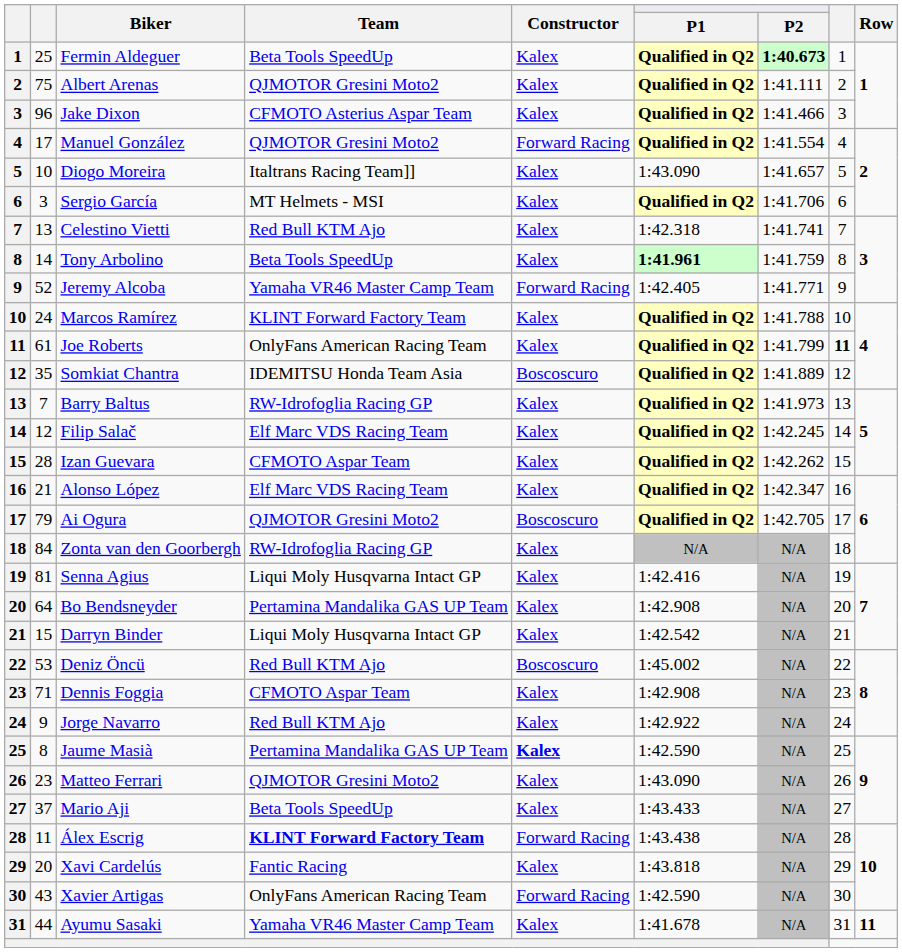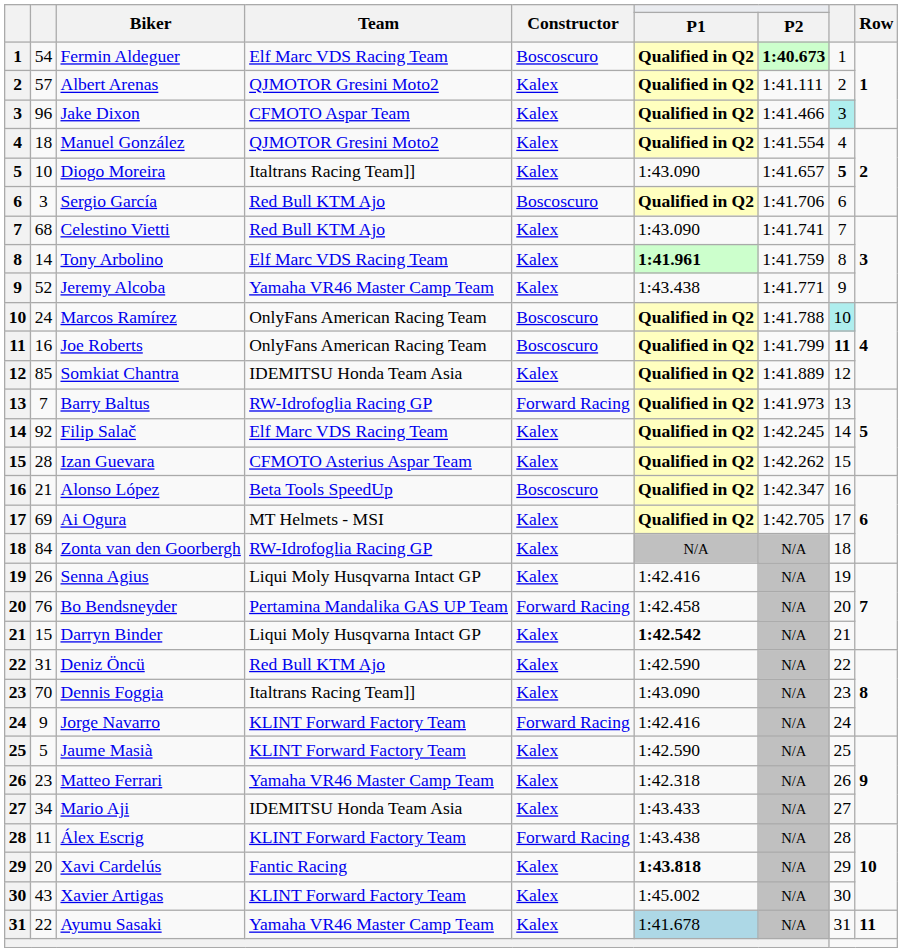(43, 55) 25 -> (43, 55) 54
(321, 55) Beta Tools SpeedUp -> (349, 55) Elf Marc VDS Racing Team
(537, 55) Kalex -> (557, 55) Boscoscuro
(43, 84) 75 -> (43, 84) 57
(360, 113) CFMOTO Asterius Aspar Team -> (330, 113) CFMOTO Aspar Team
(842, 113) no background -> (842, 113) paleturquoise background
(43, 142) 17 -> (43, 142) 18
(573, 142) Forward Racing -> (537, 142) Kalex
(842, 171) normal -> (842, 171) bold
(316, 200) MT Helmets - MSI -> (317, 200) Red Bull KTM Ajo
(537, 200) Kalex -> (557, 200) Boscoscuro
(43, 229) 13 -> (43, 229) 68
(669, 229) 1:42.318 -> (669, 229) 1:43.090
(321, 258) Beta Tools SpeedUp -> (349, 258) Elf Marc VDS Racing Team
(573, 287) Forward Racing -> (537, 287) Kalex
(669, 287) 1:42.405 -> (669, 287) 1:43.438
(358, 316) KLINT Forward Factory Team -> (368, 316) OnlyFans American Racing Team
(537, 316) Kalex -> (557, 316) Boscoscuro
(842, 316) no background -> (842, 316) paleturquoise background
(43, 345) 61 -> (43, 345) 16
(537, 345) Kalex -> (557, 345) Boscoscuro
(43, 374) 35 -> (43, 374) 85
(557, 374) Boscoscuro -> (537, 374) Kalex
(537, 403) Kalex -> (573, 403) Forward Racing
(43, 432) 12 -> (43, 432) 92
(330, 461) CFMOTO Aspar Team -> (360, 461) CFMOTO Asterius Aspar Team
(349, 489) Elf Marc VDS Racing Team -> (321, 489) Beta Tools SpeedUp
(537, 489) Kalex -> (557, 489) Boscoscuro
(43, 518) 79 -> (43, 518) 69
(344, 518) QJMOTOR Gresini Moto2 -> (316, 518) MT Helmets - MSI
(557, 518) Boscoscuro -> (537, 518) Kalex
(43, 576) 81 -> (43, 576) 26
(43, 605) 64 -> (43, 605) 76
(537, 605) Kalex -> (573, 605) Forward Racing
(669, 605) 1:42.908 -> (669, 605) 1:42.458
(669, 634) normal -> (669, 634) bold
(43, 663) 53 -> (43, 663) 31
(557, 663) Boscoscuro -> (537, 663) Kalex
(669, 663) 1:45.002 -> (669, 663) 1:42.590
(43, 692) 71 -> (43, 692) 70
(330, 692) CFMOTO Aspar Team -> (332, 692) Italtrans Racing Team]]
(669, 692) 1:42.908 -> (669, 692) 1:43.090
(317, 721) Red Bull KTM Ajo -> (358, 721) KLINT Forward Factory Team
(537, 721) Kalex -> (573, 721) Forward Racing
(669, 721) 1:42.922 -> (669, 721) 1:42.416
(43, 750) 8 -> (43, 750) 5
(379, 750) Pertamina Mandalika GAS UP Team -> (358, 750) KLINT Forward Factory Team
(538, 750) bold -> (537, 750) normal
(344, 779) QJMOTOR Gresini Moto2 -> (372, 779) Yamaha VR46 Master Camp Team
(669, 779) 1:43.090 -> (669, 779) 1:42.318
(43, 808) 37 -> (43, 808) 34
(321, 808) Beta Tools SpeedUp -> (356, 808) IDEMITSU Honda Team Asia
(367, 837) bold -> (358, 837) normal
(669, 866) normal -> (669, 866) bold
(368, 895) OnlyFans American Racing Team -> (358, 895) KLINT Forward Factory Team
(573, 895) Forward Racing -> (537, 895) Kalex
(669, 895) 1:42.590 -> (669, 895) 1:45.002
(43, 924) 44 -> (43, 924) 22
(669, 924) no background -> (669, 924) lightblue background
